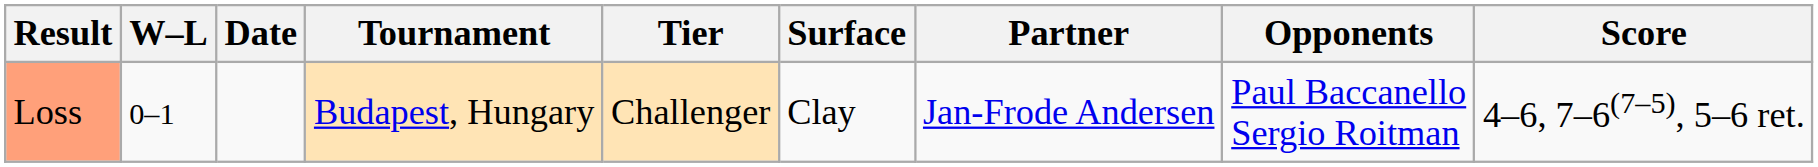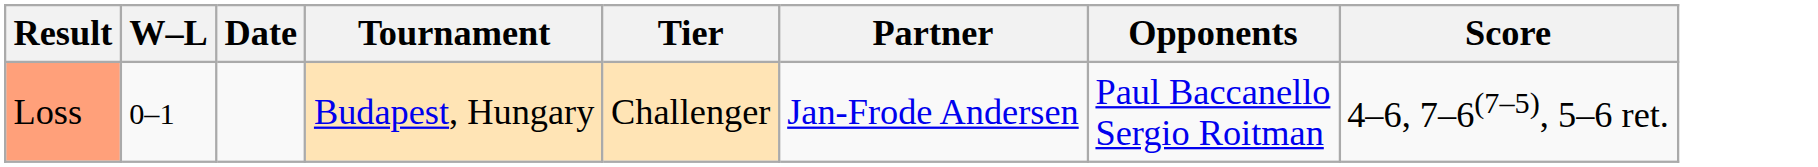- column: (847, 33)
